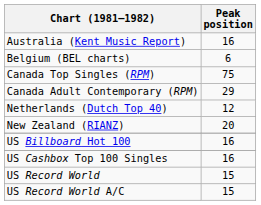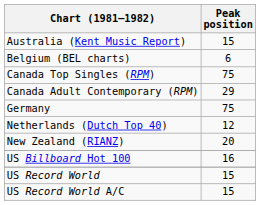(228, 41) 16 -> (228, 41) 15
+ row: (28, 108)
- row: (87, 159)
